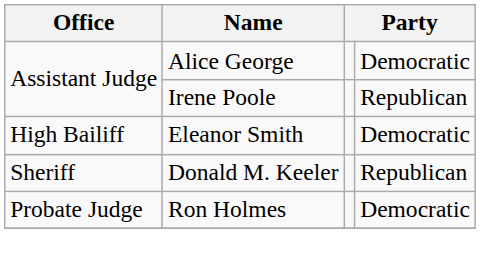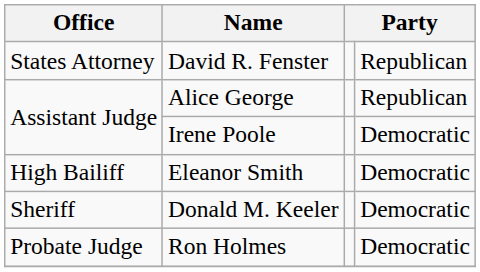+ row: (248, 60)
(415, 60) Democratic -> (414, 97) Republican
(414, 97) Republican -> (415, 135) Democratic
(414, 172) Republican -> (415, 209) Democratic
